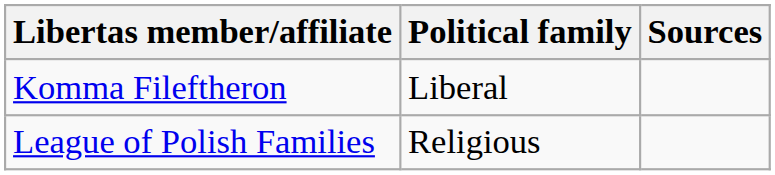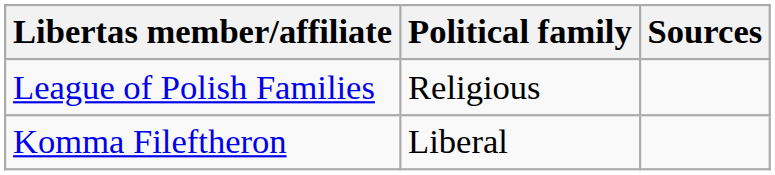rows swapped: (194, 141) <-> (150, 86)
